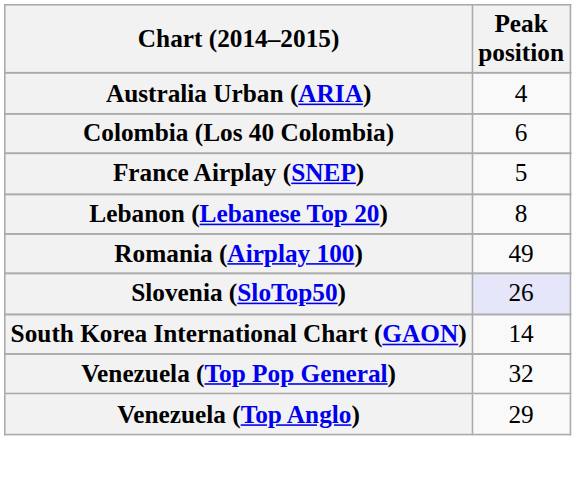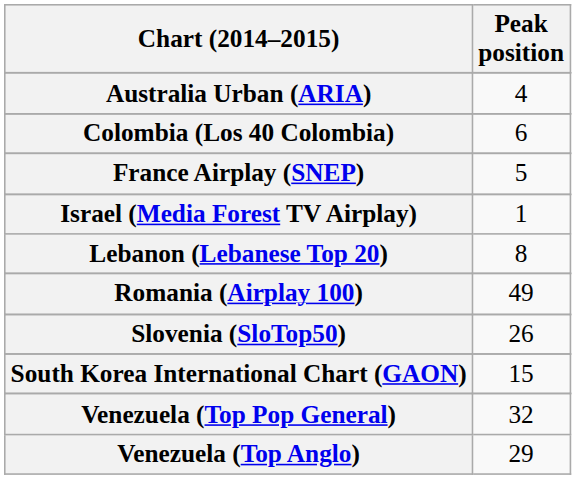+ row: (239, 213)
(521, 293) lavender background -> (521, 333) no background
(521, 333) 14 -> (521, 373) 15
